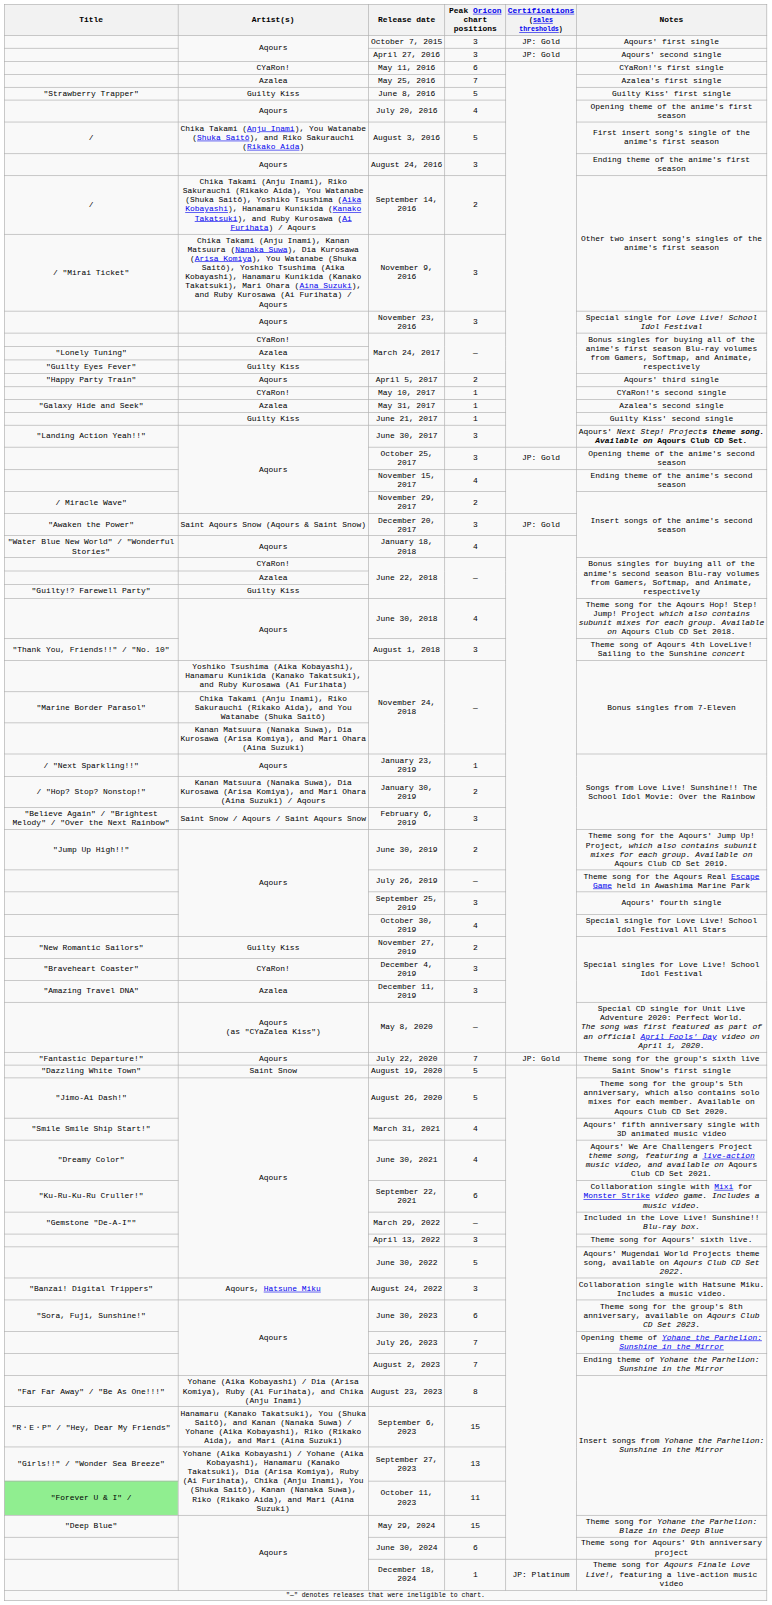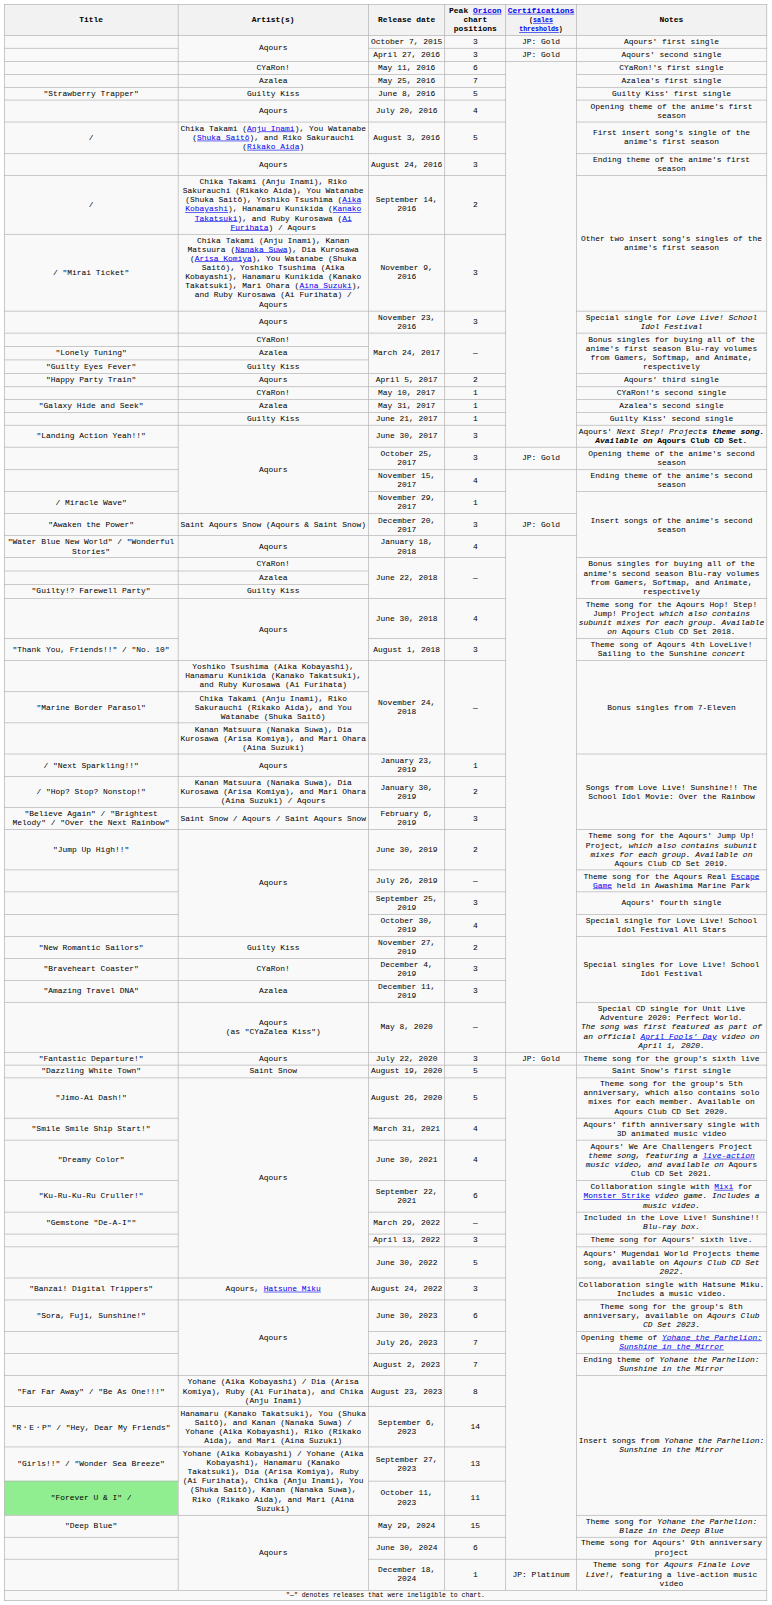(475, 503) 2 -> (475, 503) 1
(475, 1058) 7 -> (475, 1058) 3
(475, 1427) 15 -> (475, 1427) 14
